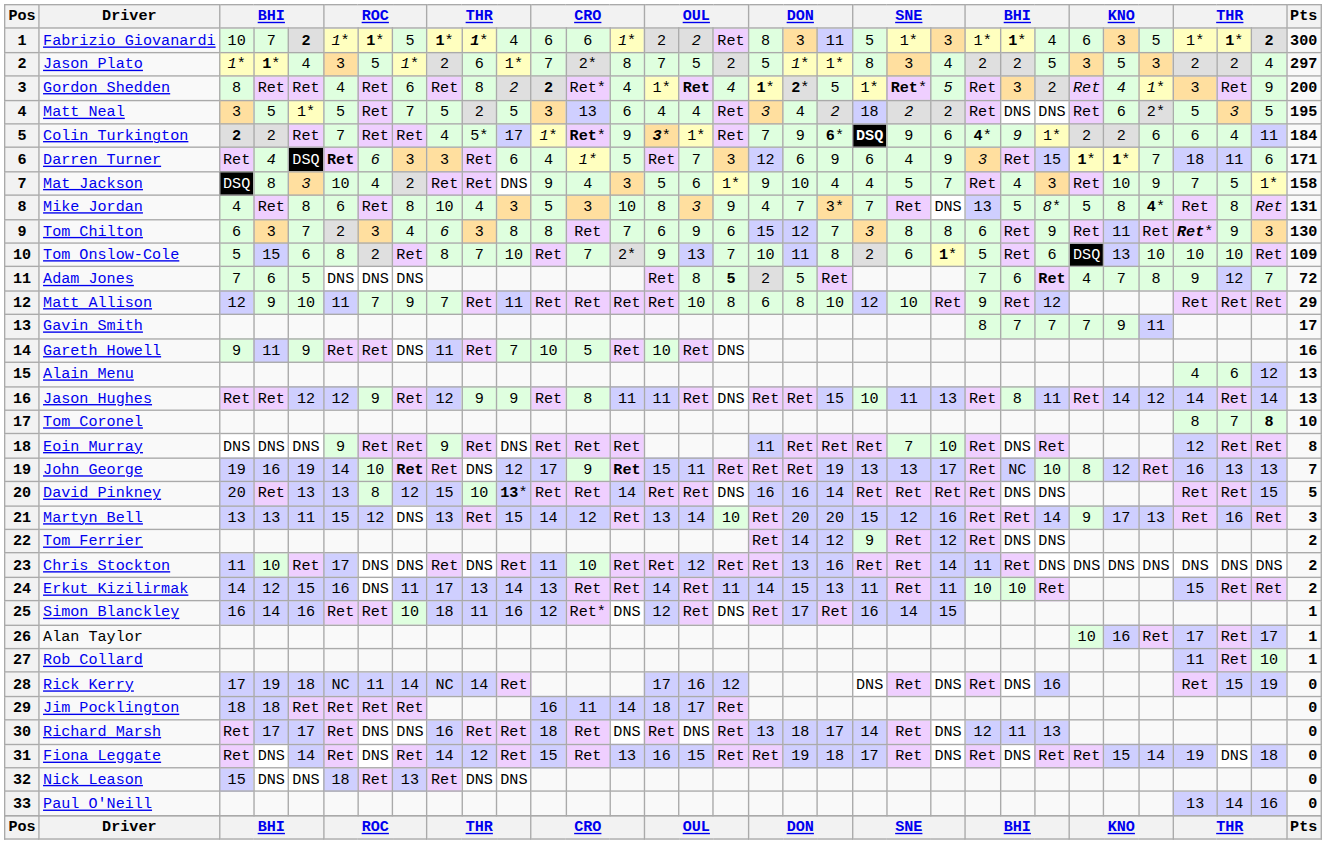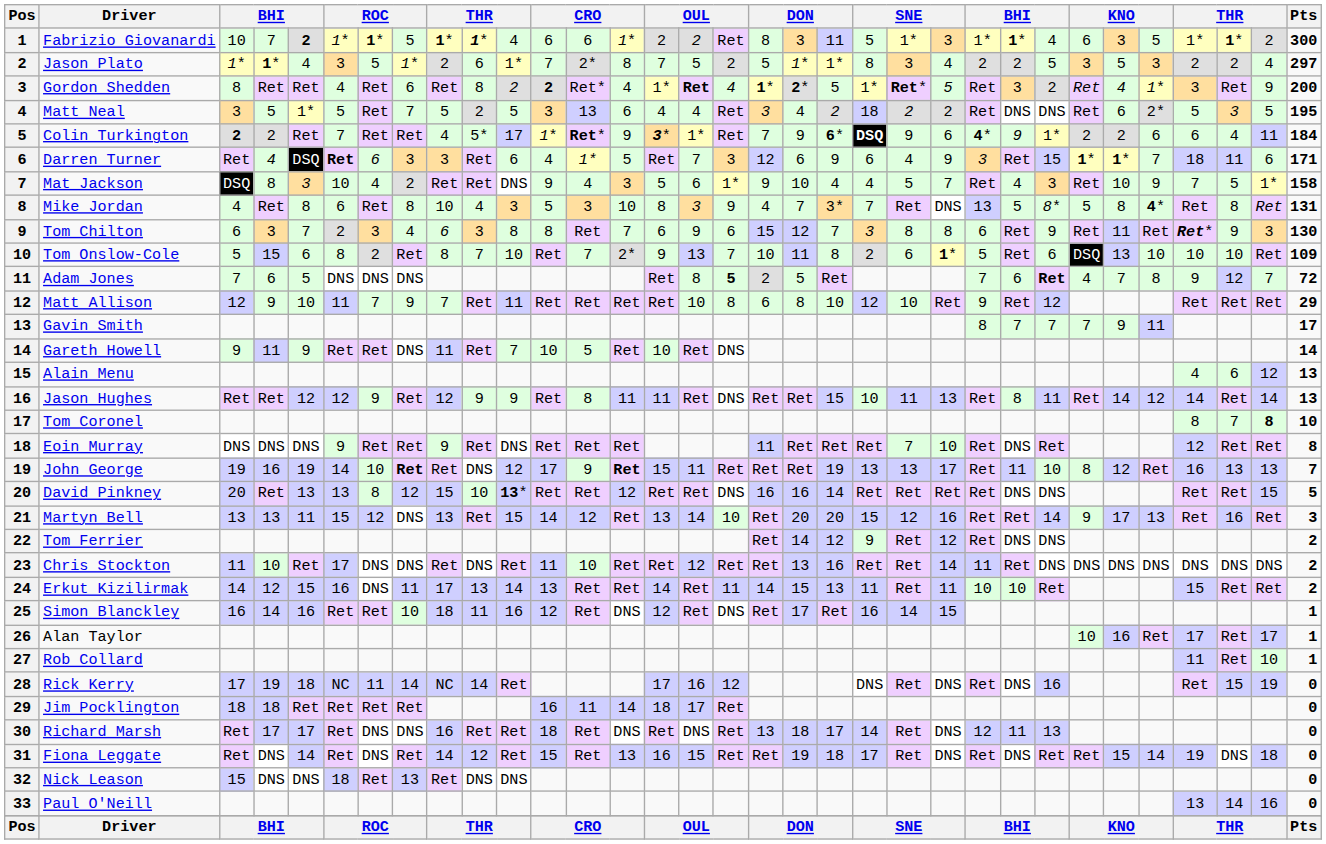(1269, 41) bold -> (1269, 41) normal
(1308, 351) 16 -> (1308, 351) 14
(1017, 470) NC -> (1017, 470) 11
(627, 494) 14 -> (627, 494) 12
(588, 613) Ret* -> (588, 613) Ret
